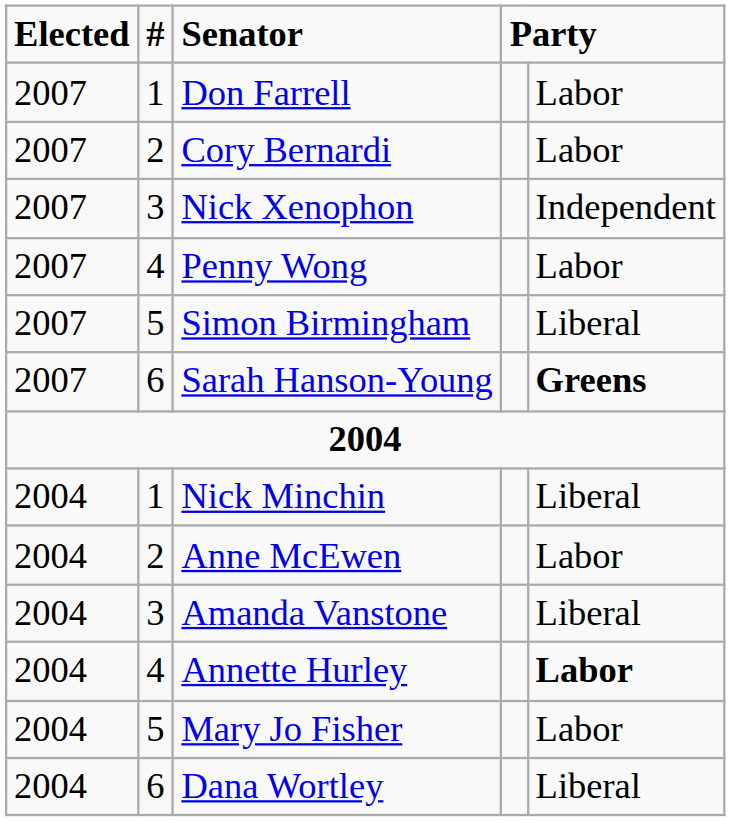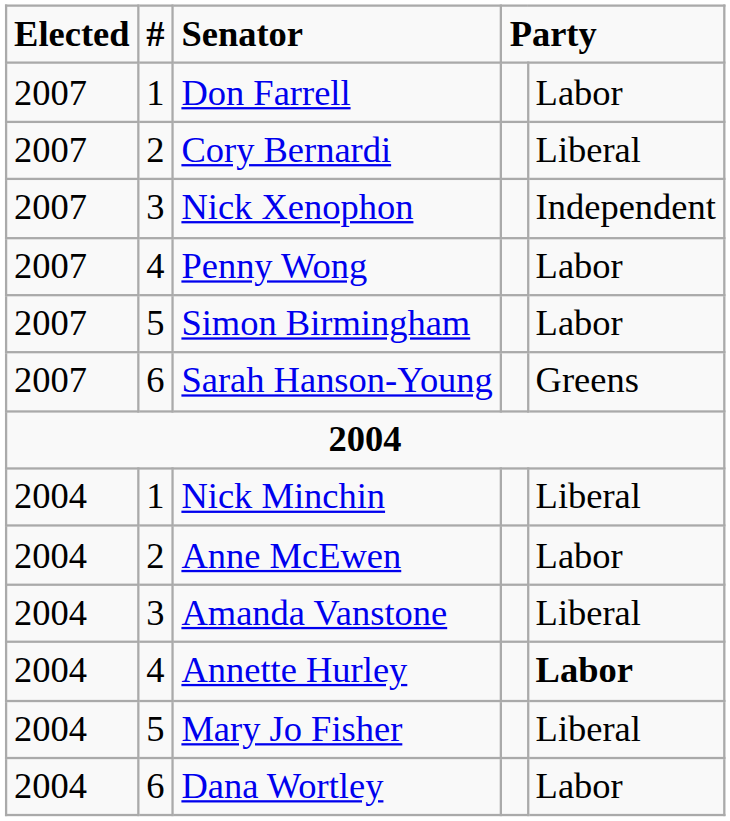(579, 149) Labor -> (588, 149) Liberal
(588, 323) Liberal -> (579, 323) Labor
(591, 381) bold -> (587, 381) normal
(579, 728) Labor -> (588, 728) Liberal
(588, 786) Liberal -> (579, 786) Labor
